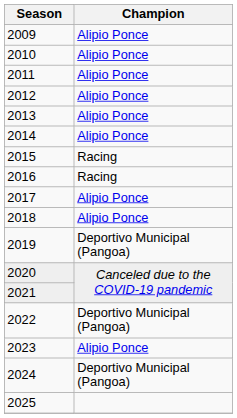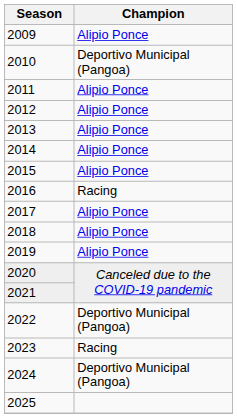(113, 55) Alipio Ponce -> (133, 62) Deportivo Municipal (Pangoa)
(97, 156) Racing -> (113, 171) Alipio Ponce
(133, 245) Deportivo Municipal (Pangoa) -> (113, 252) Alipio Ponce
(113, 347) Alipio Ponce -> (97, 347) Racing
